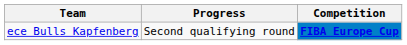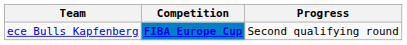columns swapped: (349, 13) <-> (219, 13)
